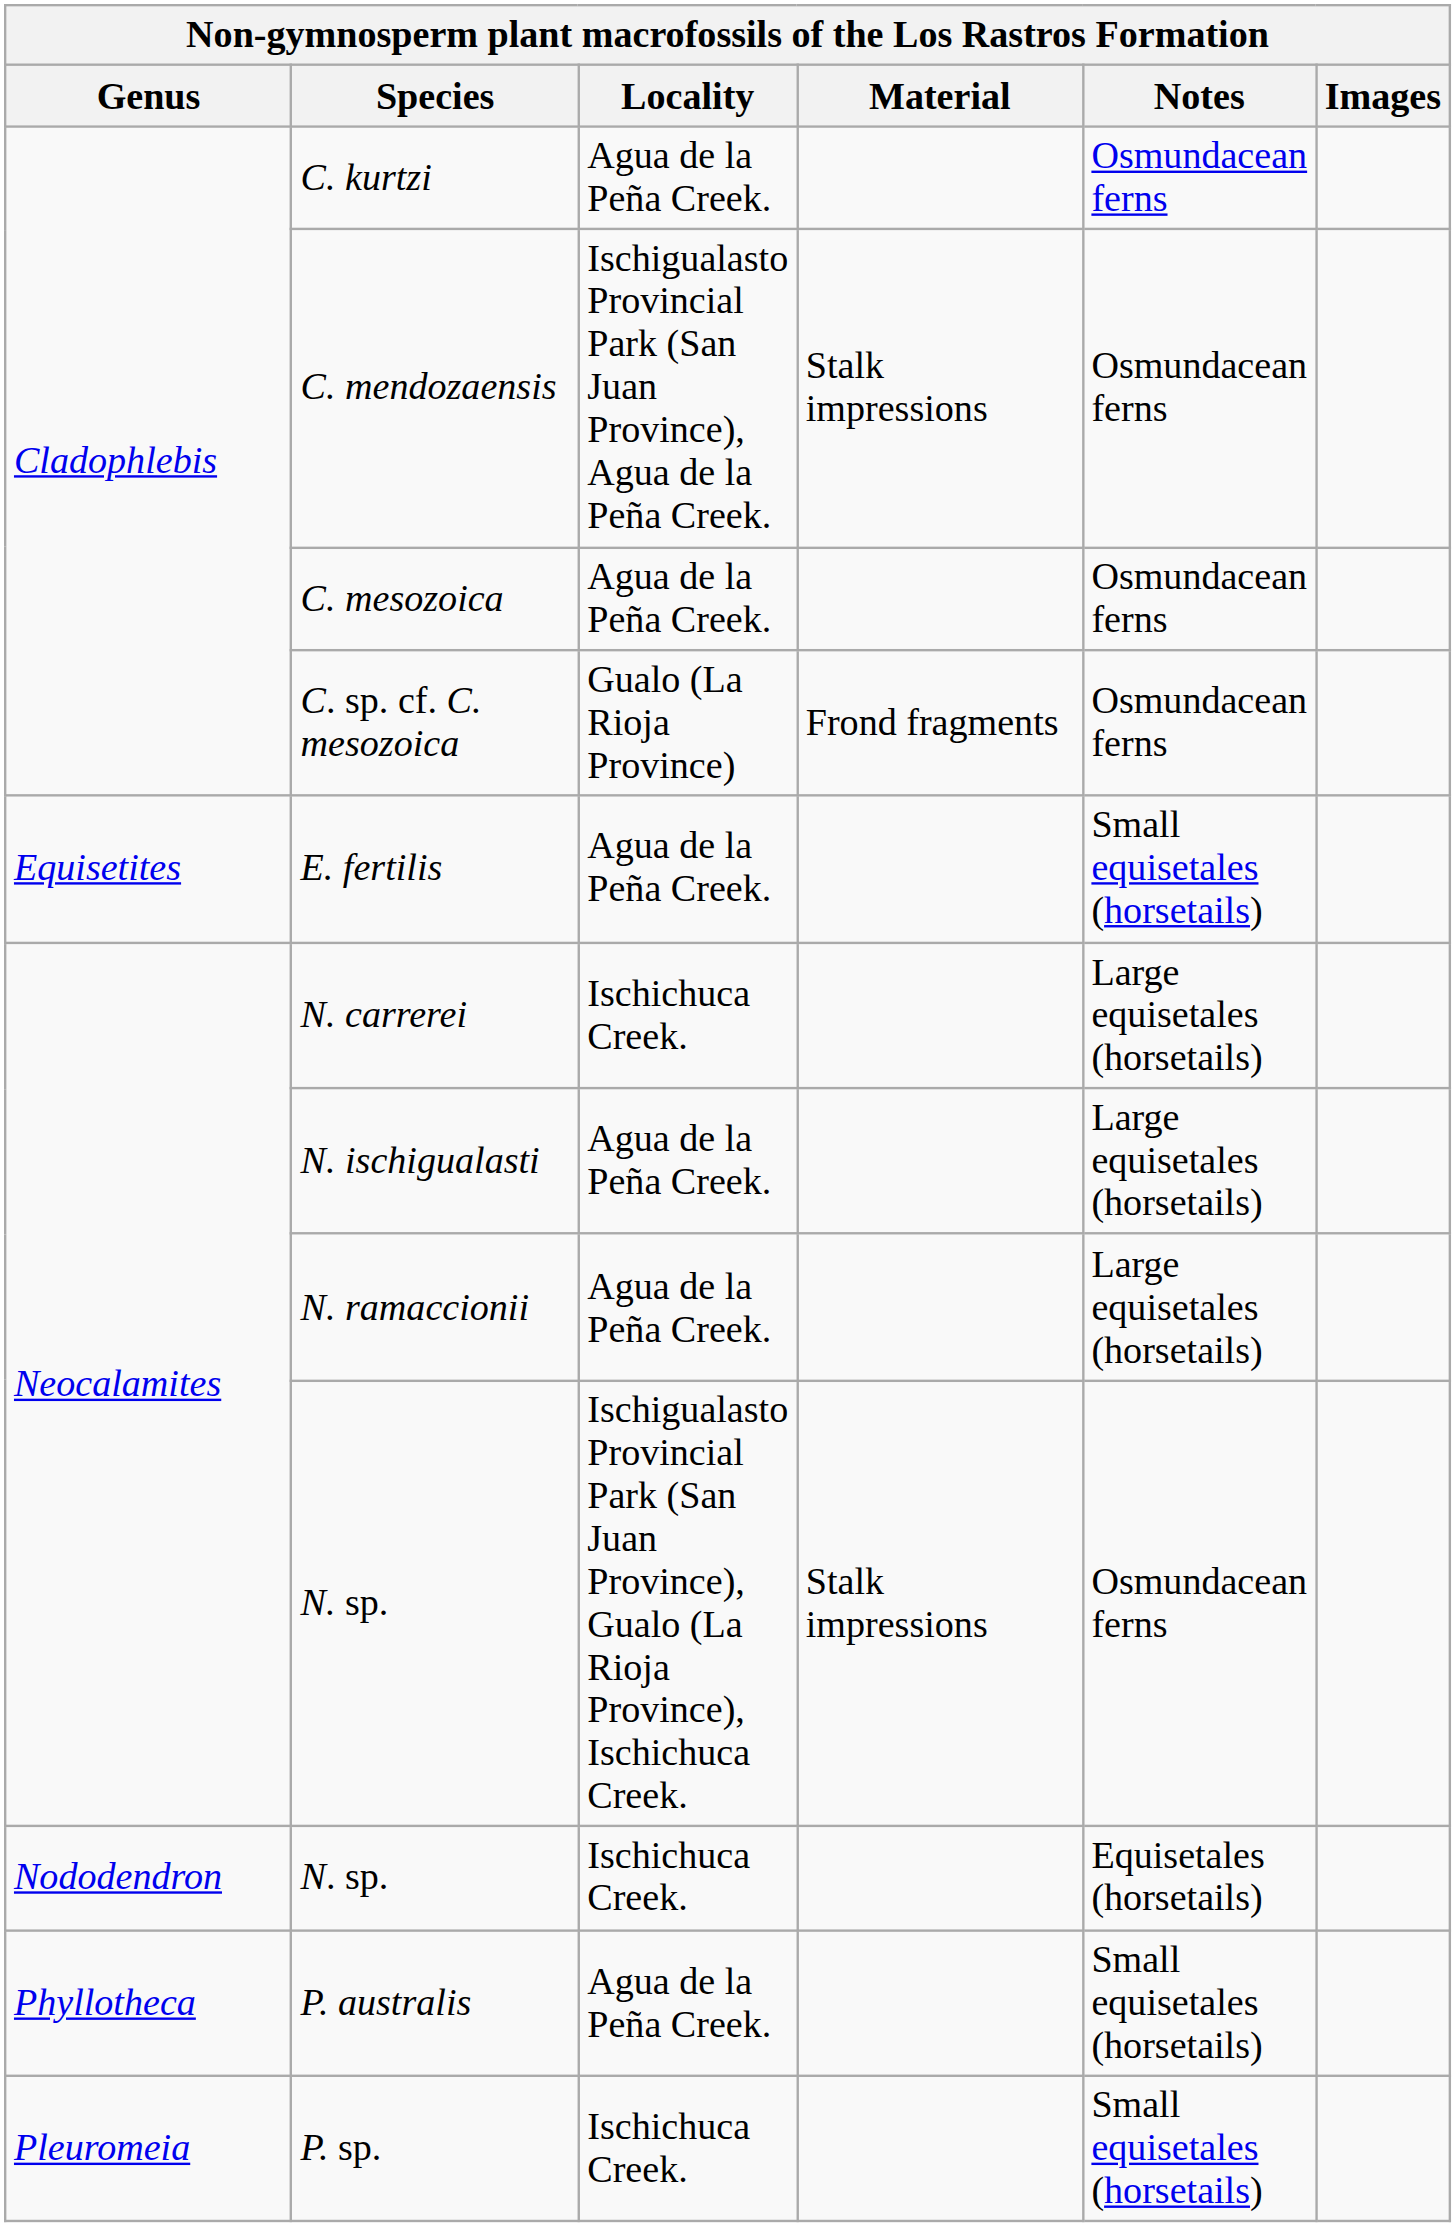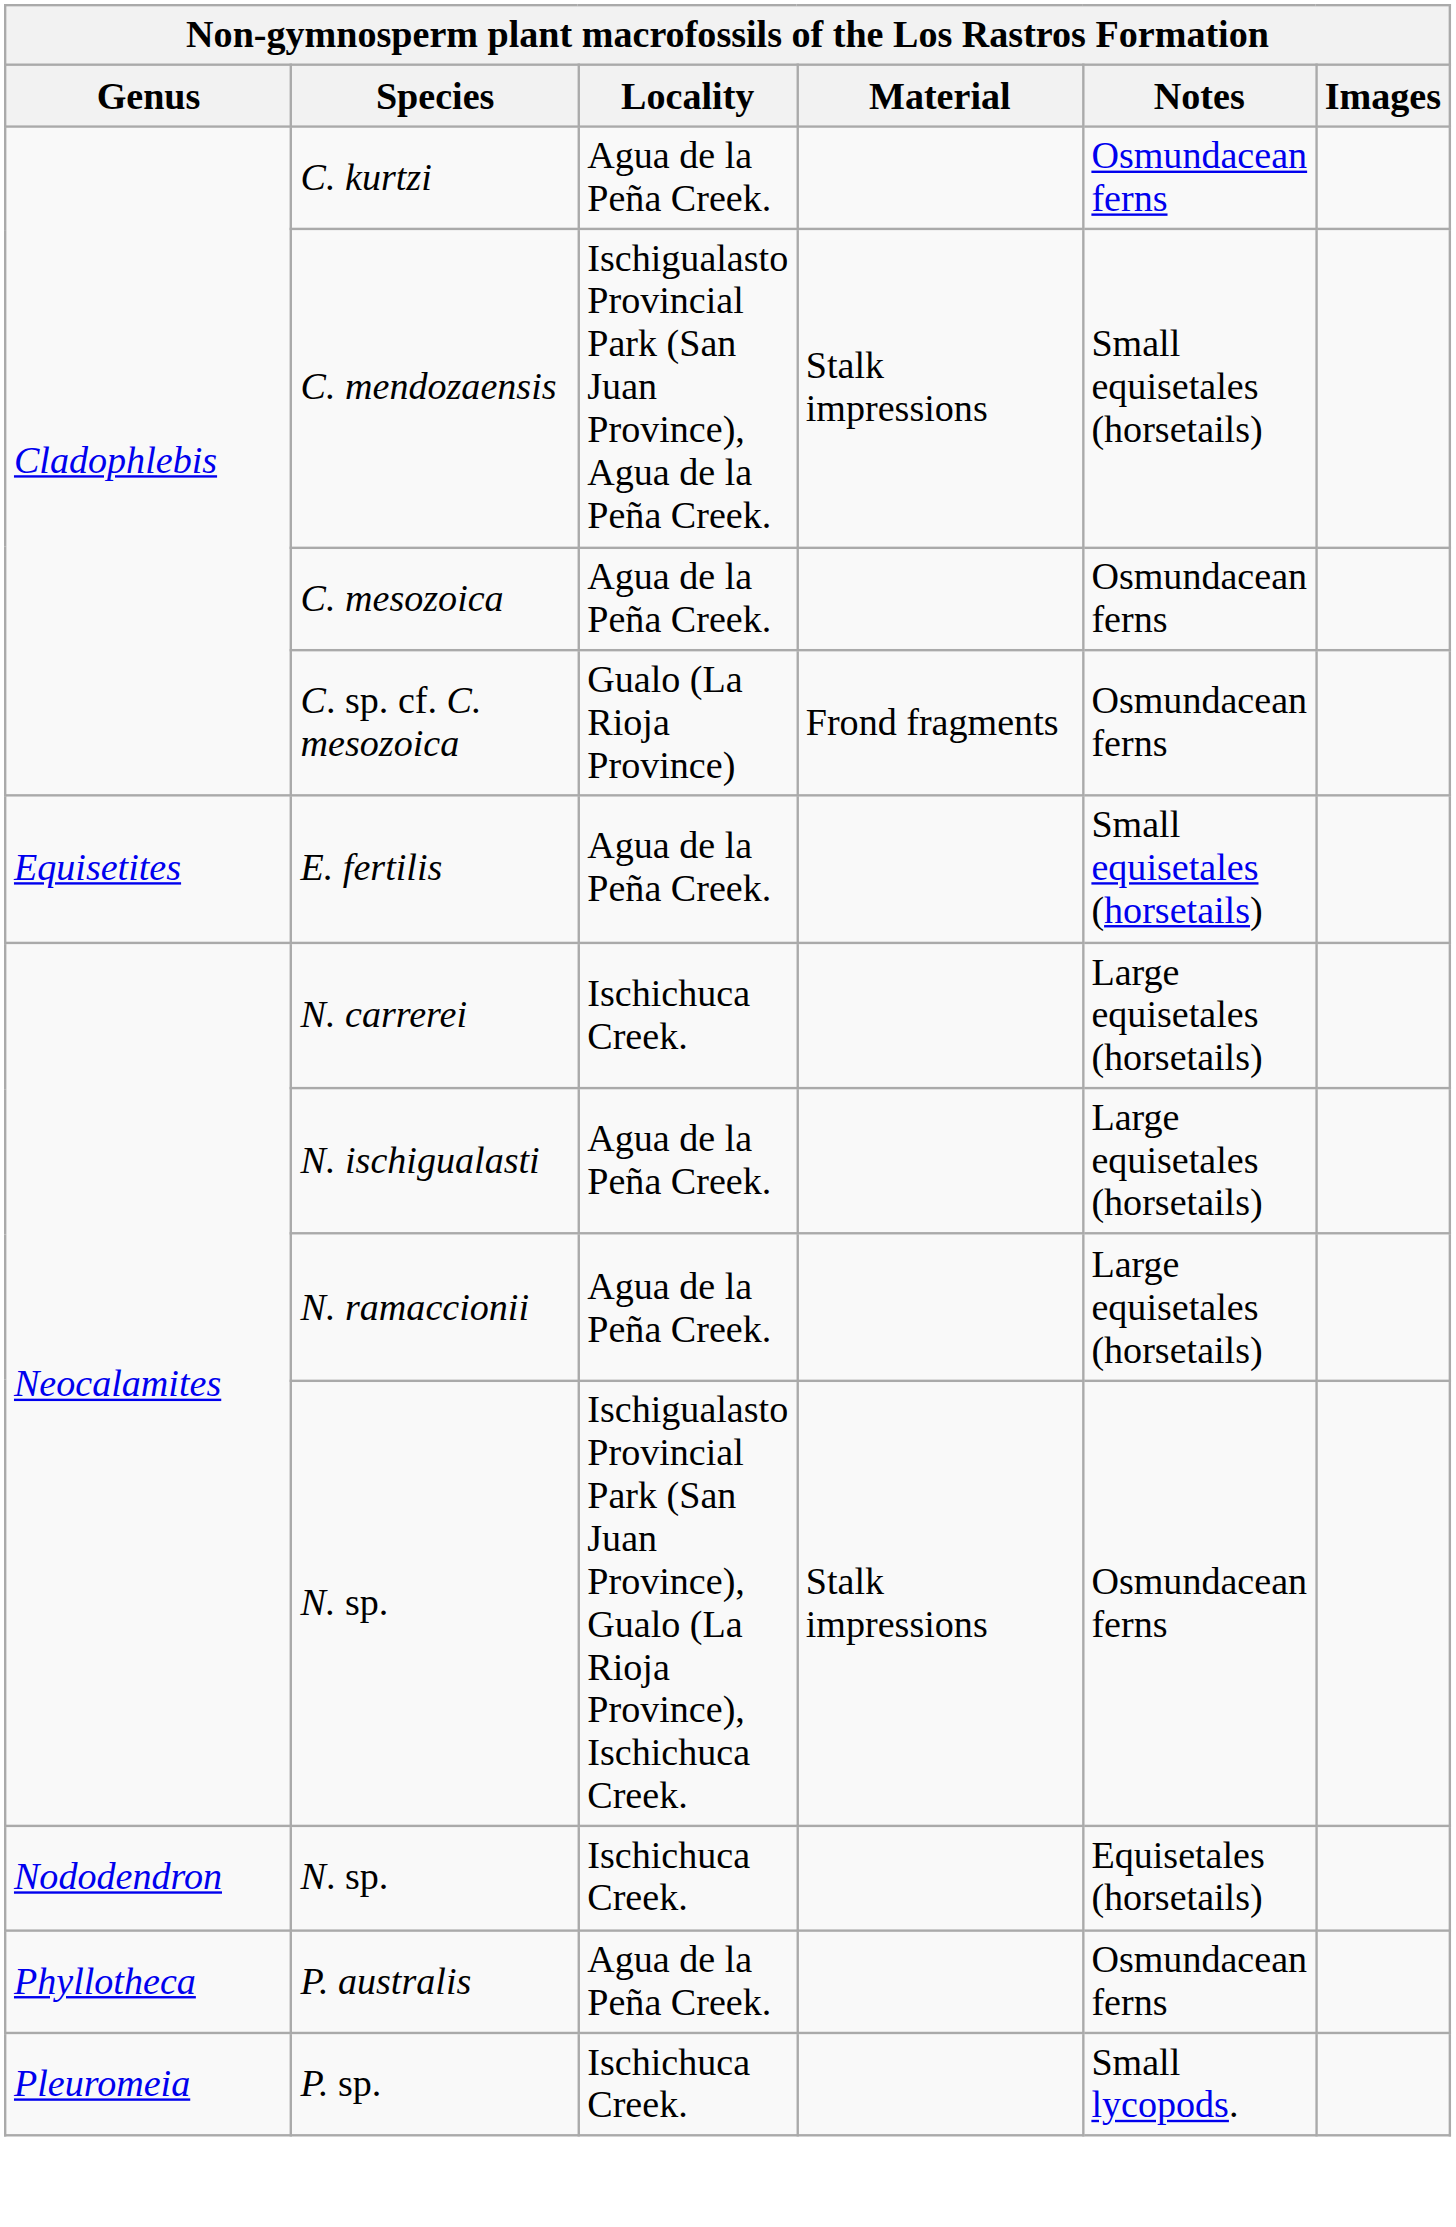(1199, 387) Osmundacean ferns -> (1177, 387) Small equisetales (horsetails)
(1177, 2001) Small equisetales (horsetails) -> (1199, 1980) Osmundacean ferns
(1177, 2147) Small equisetales (horsetails) -> (1165, 2083) Small lycopods.
